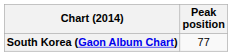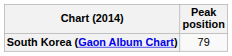(204, 42) 77 -> (204, 42) 79
